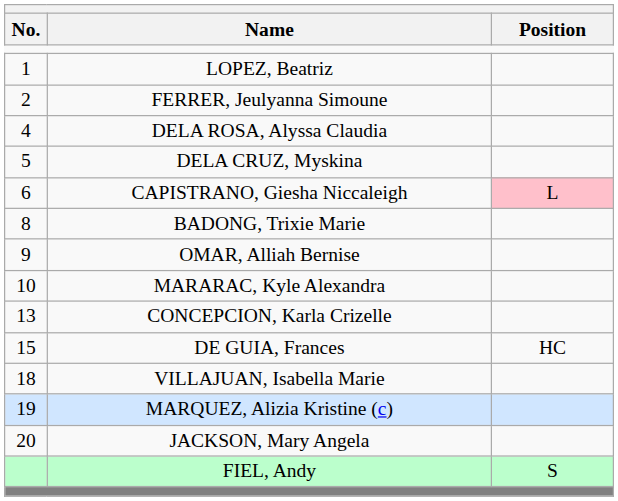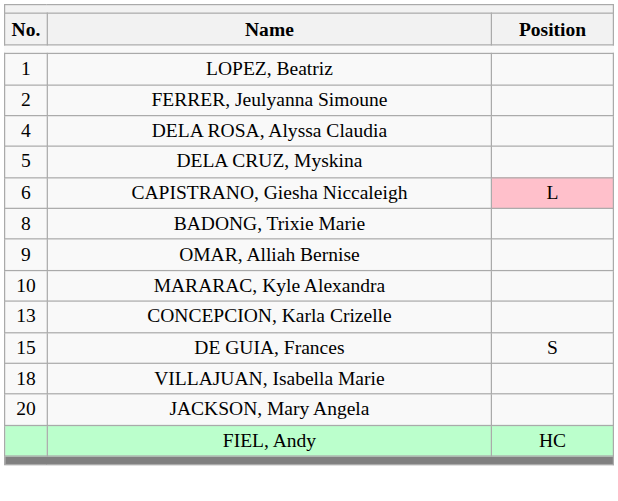(553, 347) HC -> (553, 347) S
- row: (26, 409)
(553, 471) S -> (553, 440) HC
